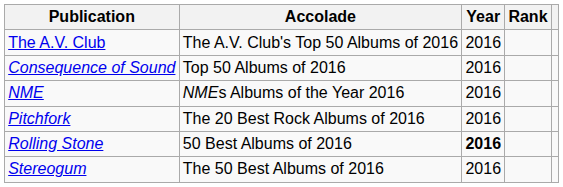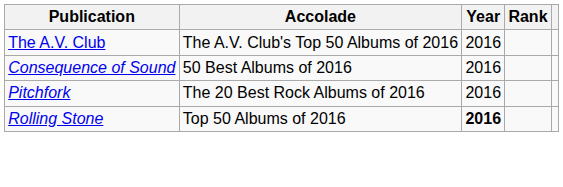(264, 67) Top 50 Albums of 2016 -> (267, 67) 50 Best Albums of 2016
- row: (26, 93)
(267, 144) 50 Best Albums of 2016 -> (264, 118) Top 50 Albums of 2016
- row: (47, 169)
